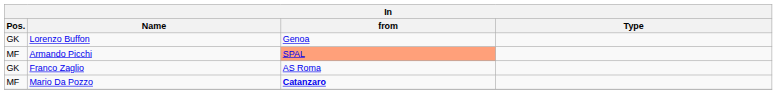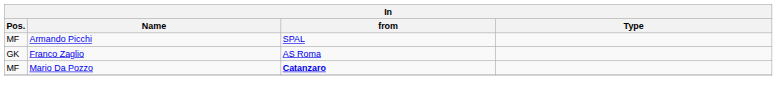- row: (60, 40)
(294, 54) lightsalmon background -> (294, 40) no background
